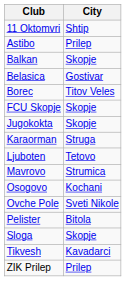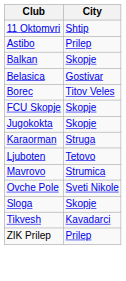- row: (27, 188)
- row: (23, 220)
